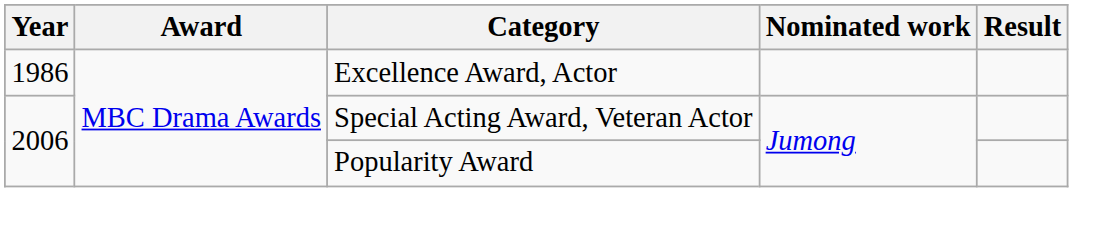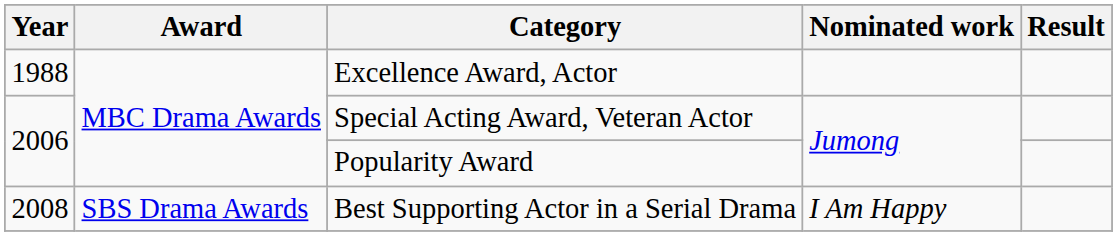(40, 72) 1986 -> (40, 72) 1988
+ row: (565, 207)
